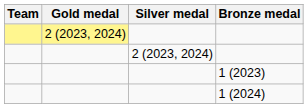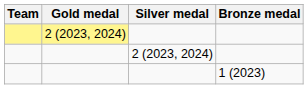- row: (85, 93)
